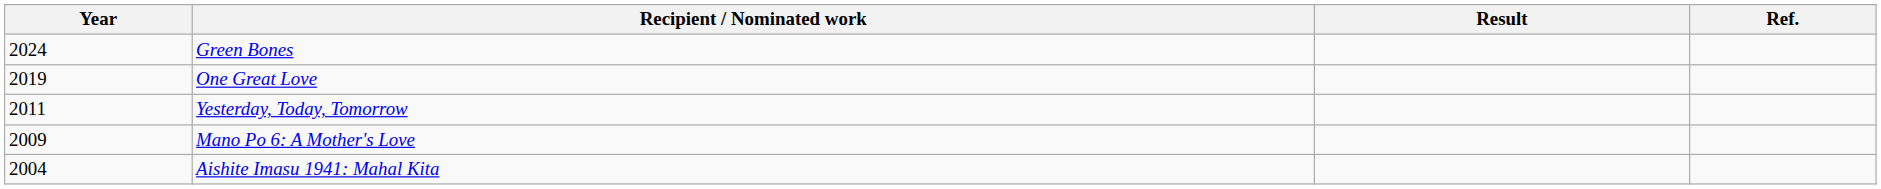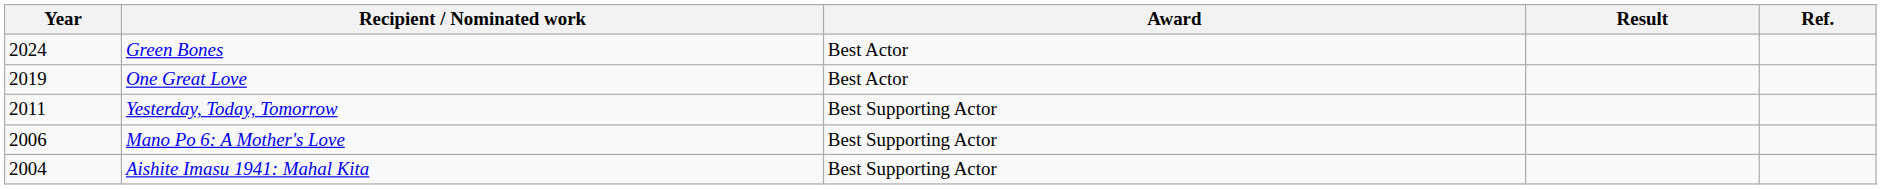+ column: (1174, 19)
(28, 139) 2009 -> (28, 139) 2006
